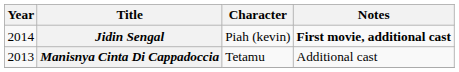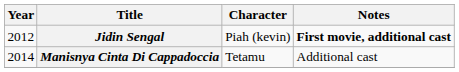(21, 36) 2014 -> (21, 36) 2012
(21, 57) 2013 -> (21, 57) 2014
